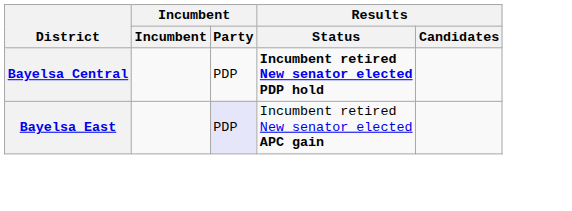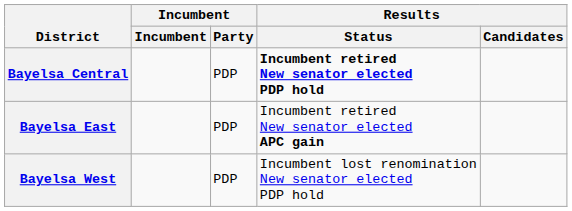(225, 127) lavender background -> (225, 127) no background
+ row: (68, 180)
